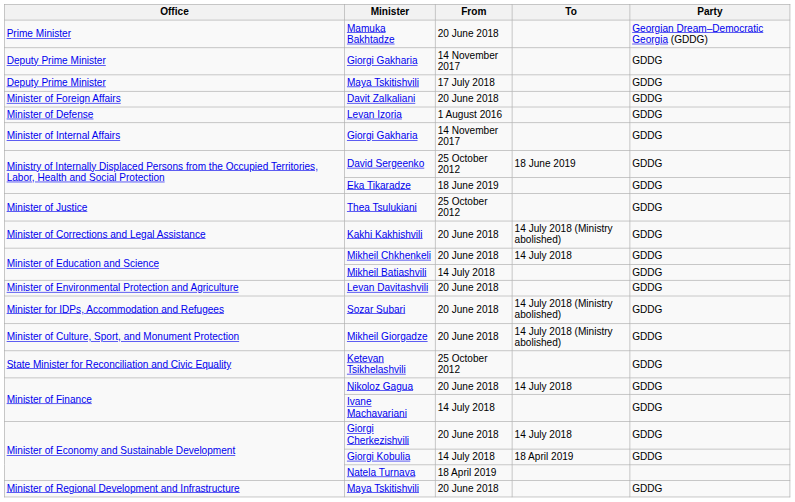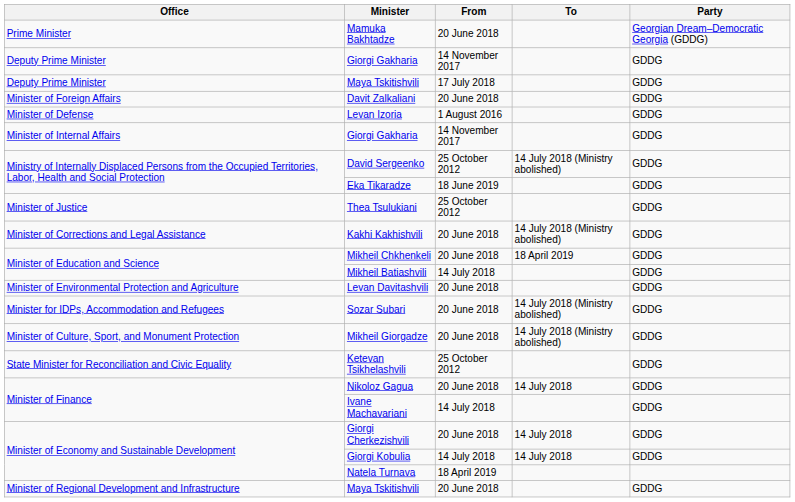(545, 164) 18 June 2019 -> (564, 164) 14 July 2018 (Ministry abolished)
(543, 256) 14 July 2018 -> (544, 256) 18 April 2019
(544, 456) 18 April 2019 -> (543, 456) 14 July 2018
